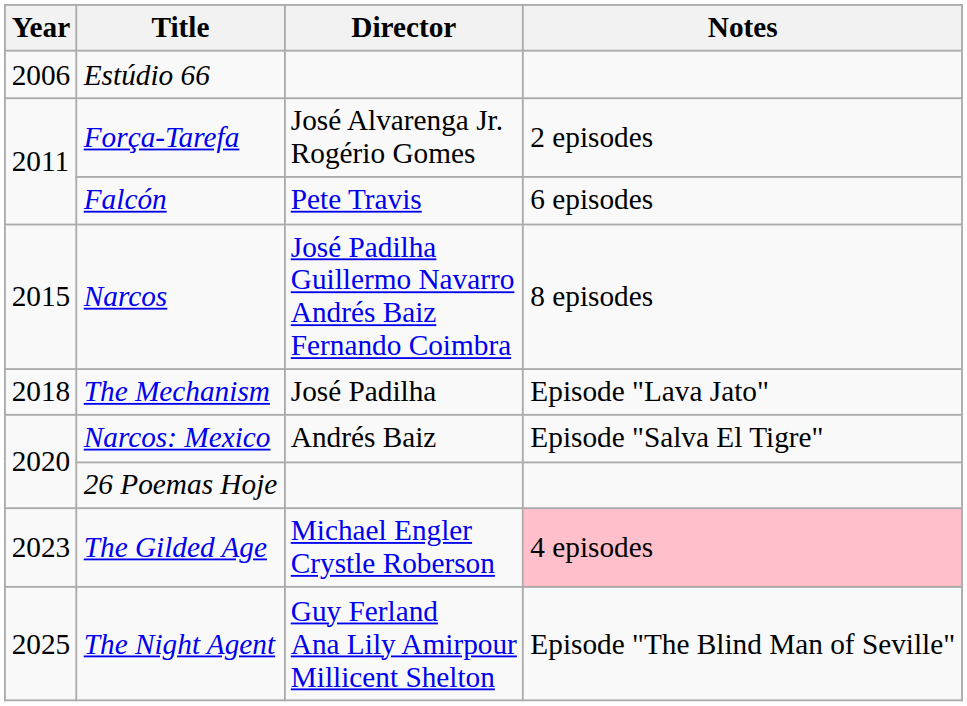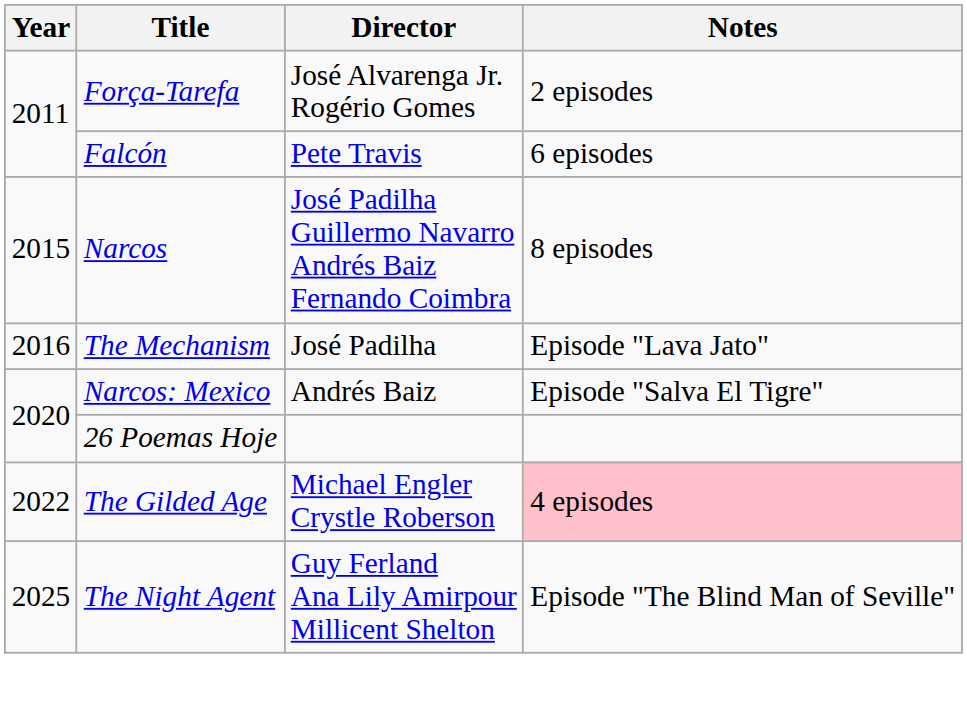- row: (147, 74)
(41, 391) 2018 -> (41, 345) 2016
(41, 547) 2023 -> (41, 501) 2022
